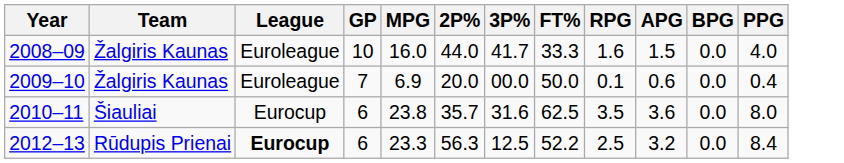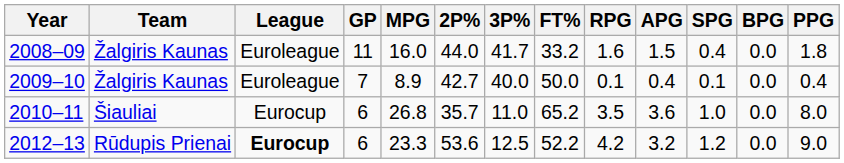+ column: (712, 20)
(363, 51) 10 -> (363, 51) 11
(560, 51) 33.3 -> (560, 51) 33.2
(764, 51) 4.0 -> (814, 51) 1.8
(408, 82) 6.9 -> (408, 82) 8.9
(460, 82) 20.0 -> (460, 82) 42.7
(510, 82) 00.0 -> (510, 82) 40.0
(662, 82) 0.6 -> (662, 82) 0.4
(408, 113) 23.8 -> (408, 113) 26.8
(510, 113) 31.6 -> (510, 113) 11.0
(560, 113) 62.5 -> (560, 113) 65.2
(460, 143) 56.3 -> (460, 143) 53.6
(611, 143) 2.5 -> (611, 143) 4.2
(764, 143) 8.4 -> (814, 143) 9.0
